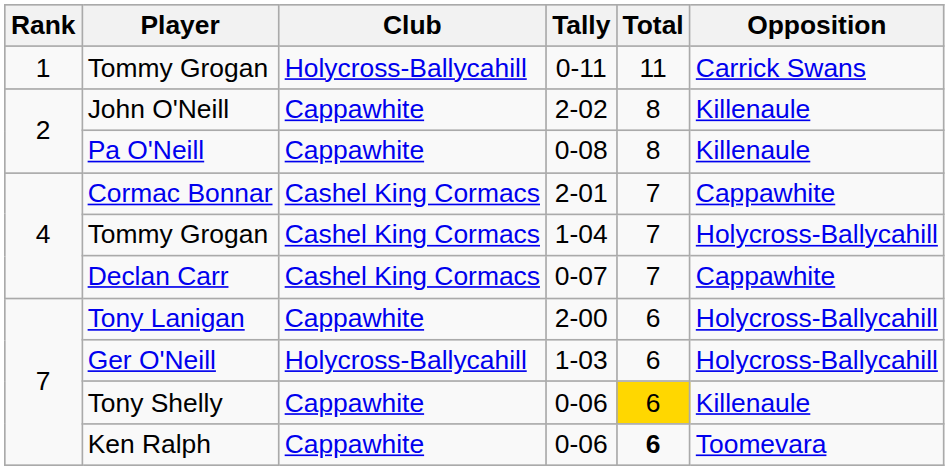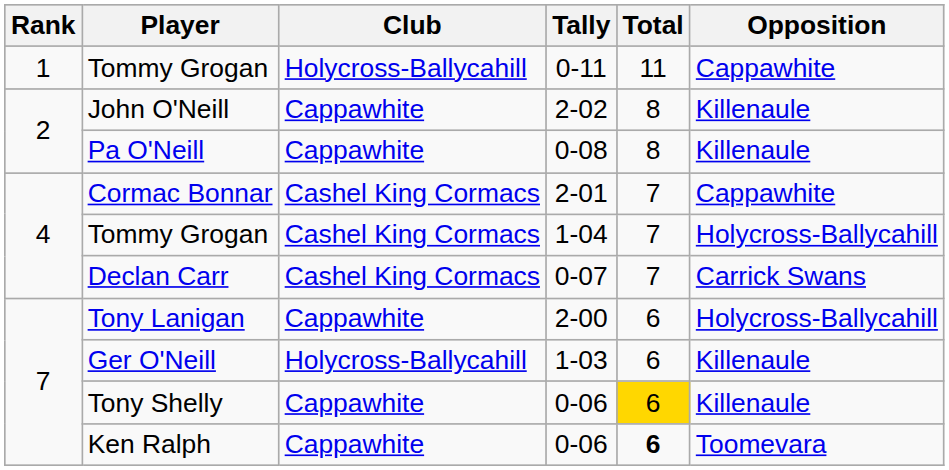(781, 67) Carrick Swans -> (766, 67) Cappawhite
(766, 276) Cappawhite -> (781, 276) Carrick Swans
(817, 360) Holycross-Ballycahill -> (753, 360) Killenaule
